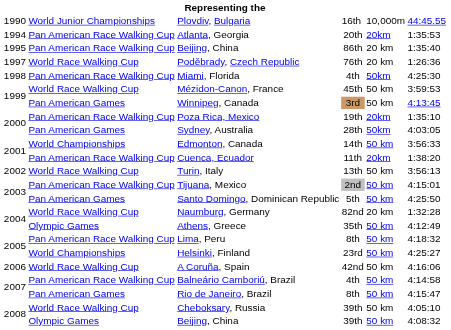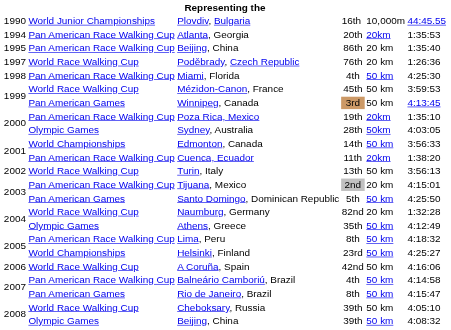(378, 75) 50km -> (380, 75) 50 km
(77, 130) Pan American Games -> (64, 130) Olympic Games
(380, 184) 50 km -> (380, 184) 20 km
